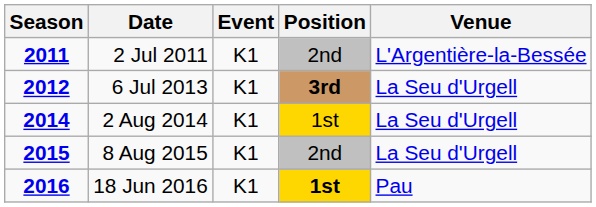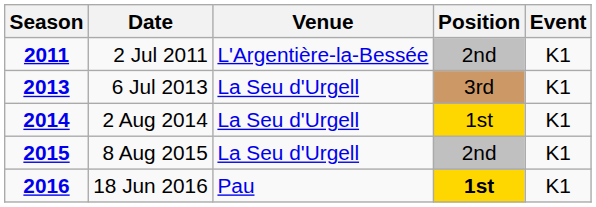columns swapped: (481, 21) <-> (246, 21)
(47, 87) 2012 -> (47, 87) 2013
(325, 87) bold -> (479, 87) normal
